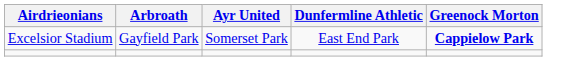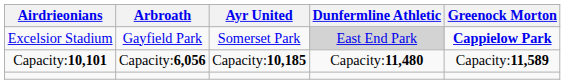(359, 38) no background -> (377, 38) lightgrey background
+ row: (60, 60)
